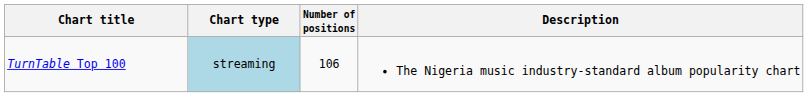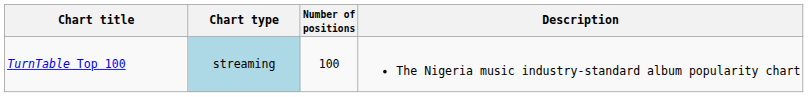(329, 64) 106 -> (329, 64) 100
